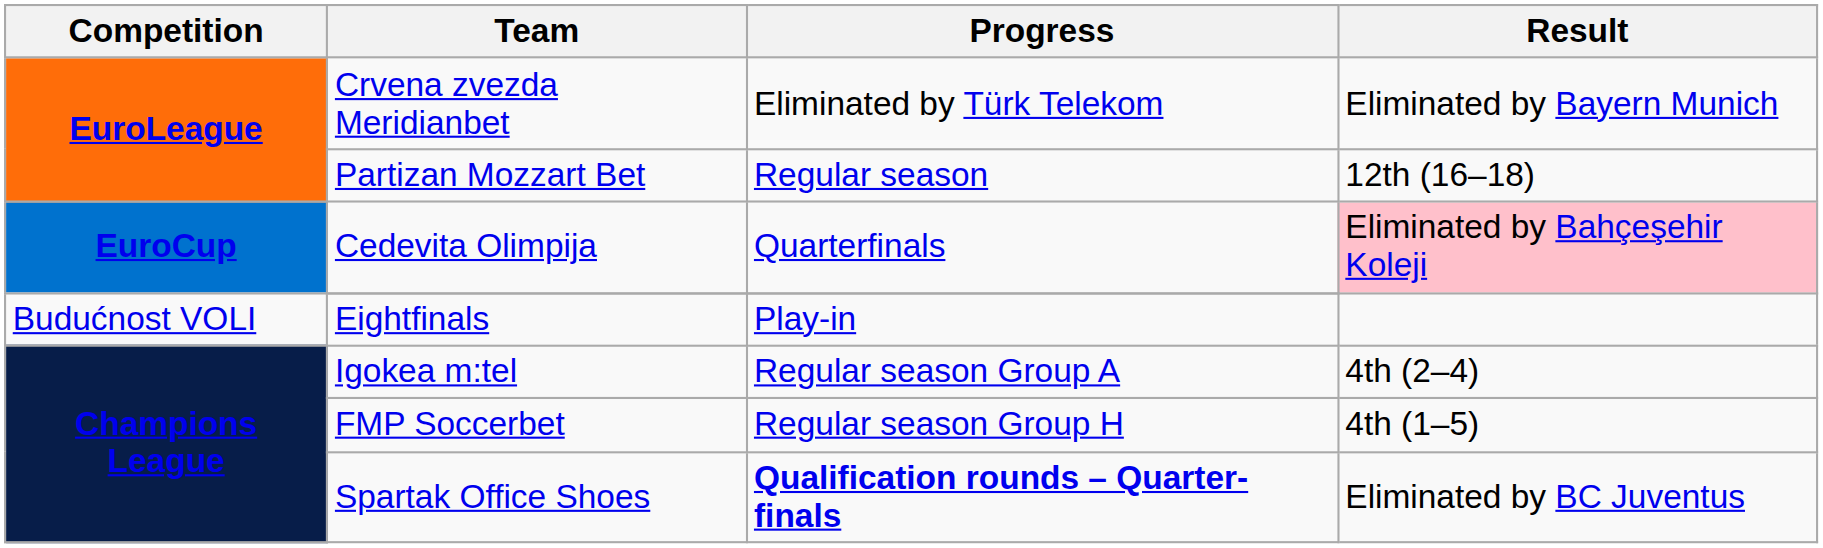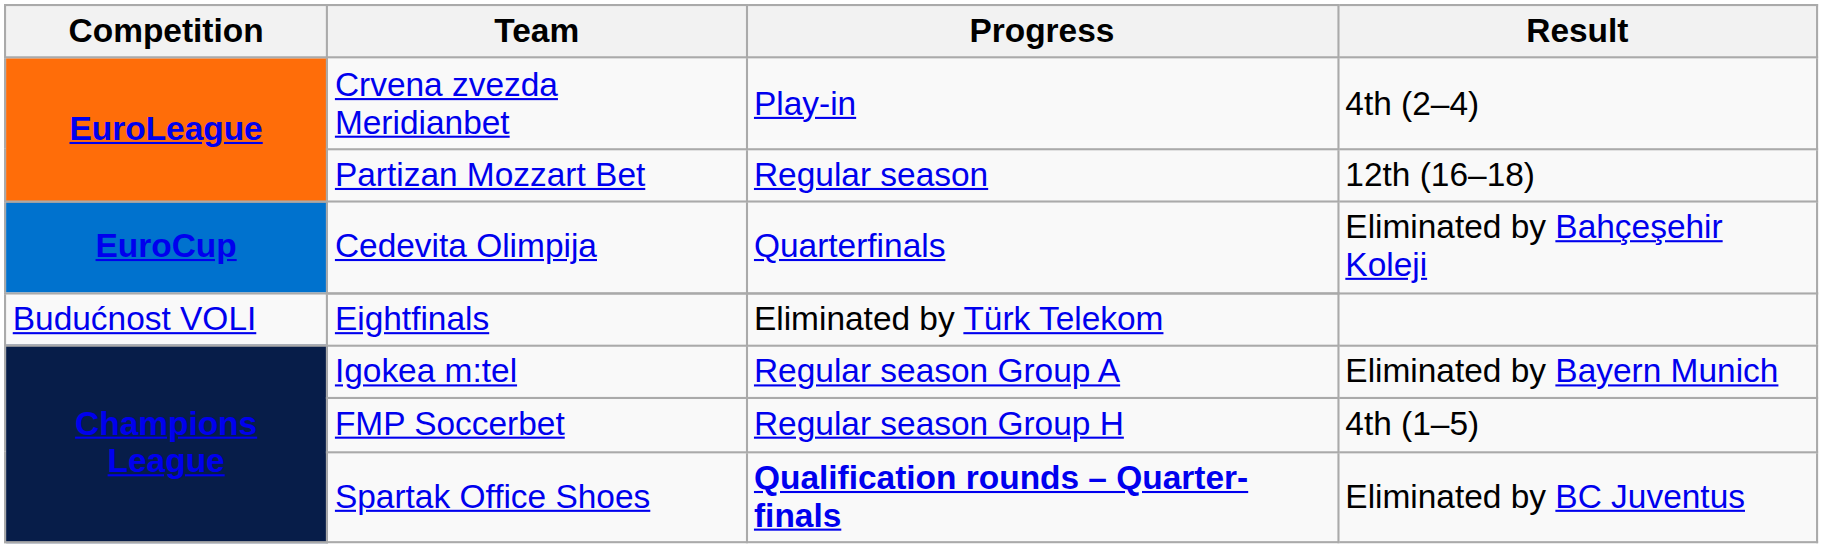(959, 102) Eliminated by Türk Telekom -> (805, 102) Play-in
(1562, 102) Eliminated by Bayern Munich -> (1412, 102) 4th (2–4)
(1534, 246) pink background -> (1534, 246) no background
(805, 318) Play-in -> (959, 318) Eliminated by Türk Telekom
(1412, 371) 4th (2–4) -> (1562, 371) Eliminated by Bayern Munich
